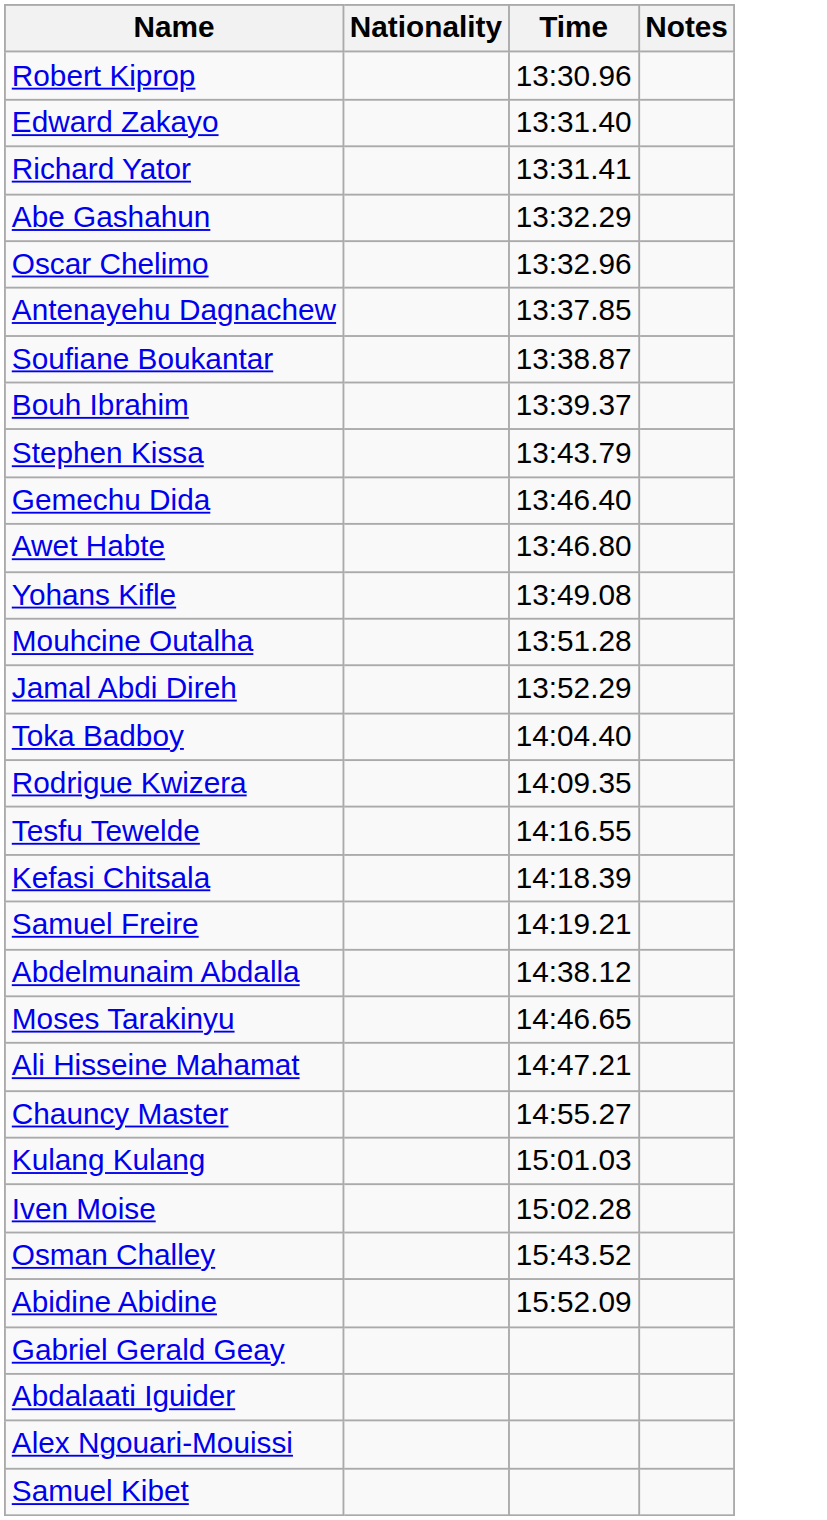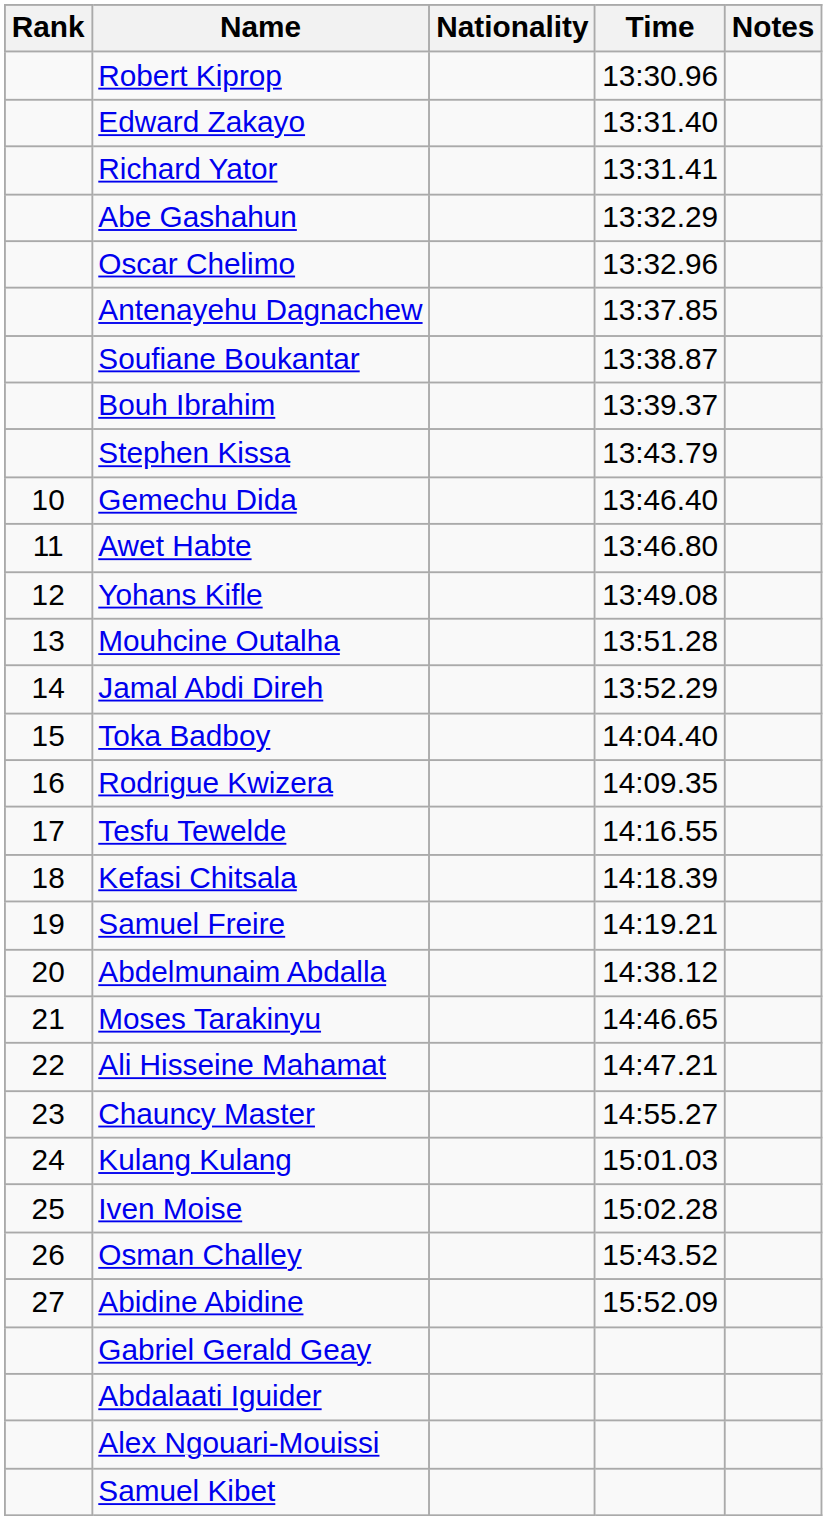+ column: (48, 28)
